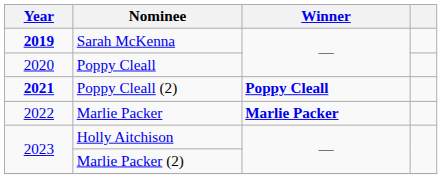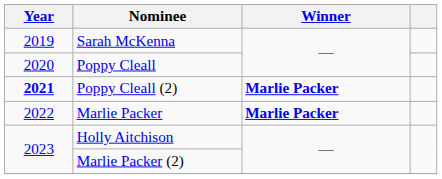(39, 40) bold -> (39, 40) normal
(287, 88) Poppy Cleall -> (292, 88) Marlie Packer
